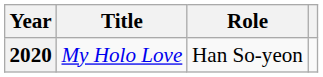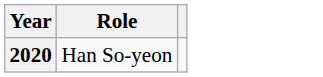- column: (122, 21)
